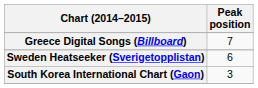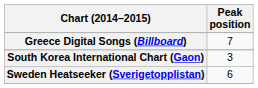rows swapped: (106, 58) <-> (106, 74)
